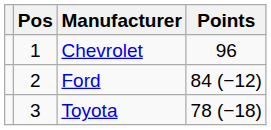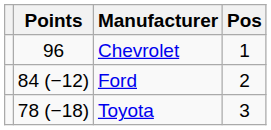columns swapped: (35, 20) <-> (226, 20)
